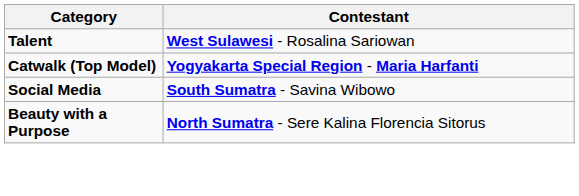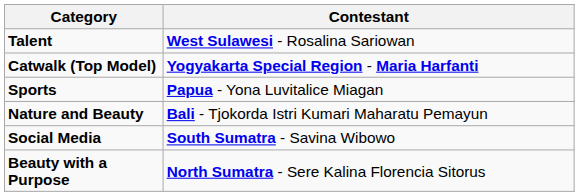+ row: (32, 90)
+ row: (76, 114)
